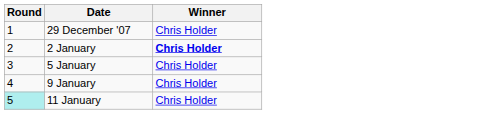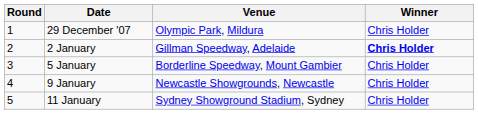+ column: (259, 13)
(10, 100) paleturquoise background -> (10, 100) no background
